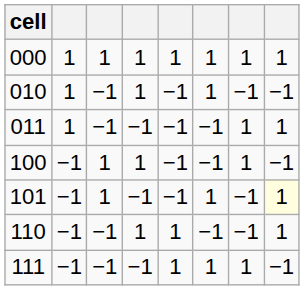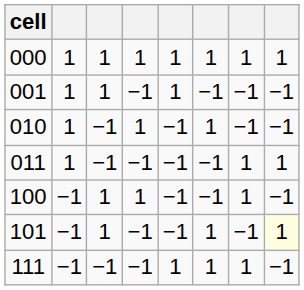+ row: (28, 92)
- row: (28, 232)
